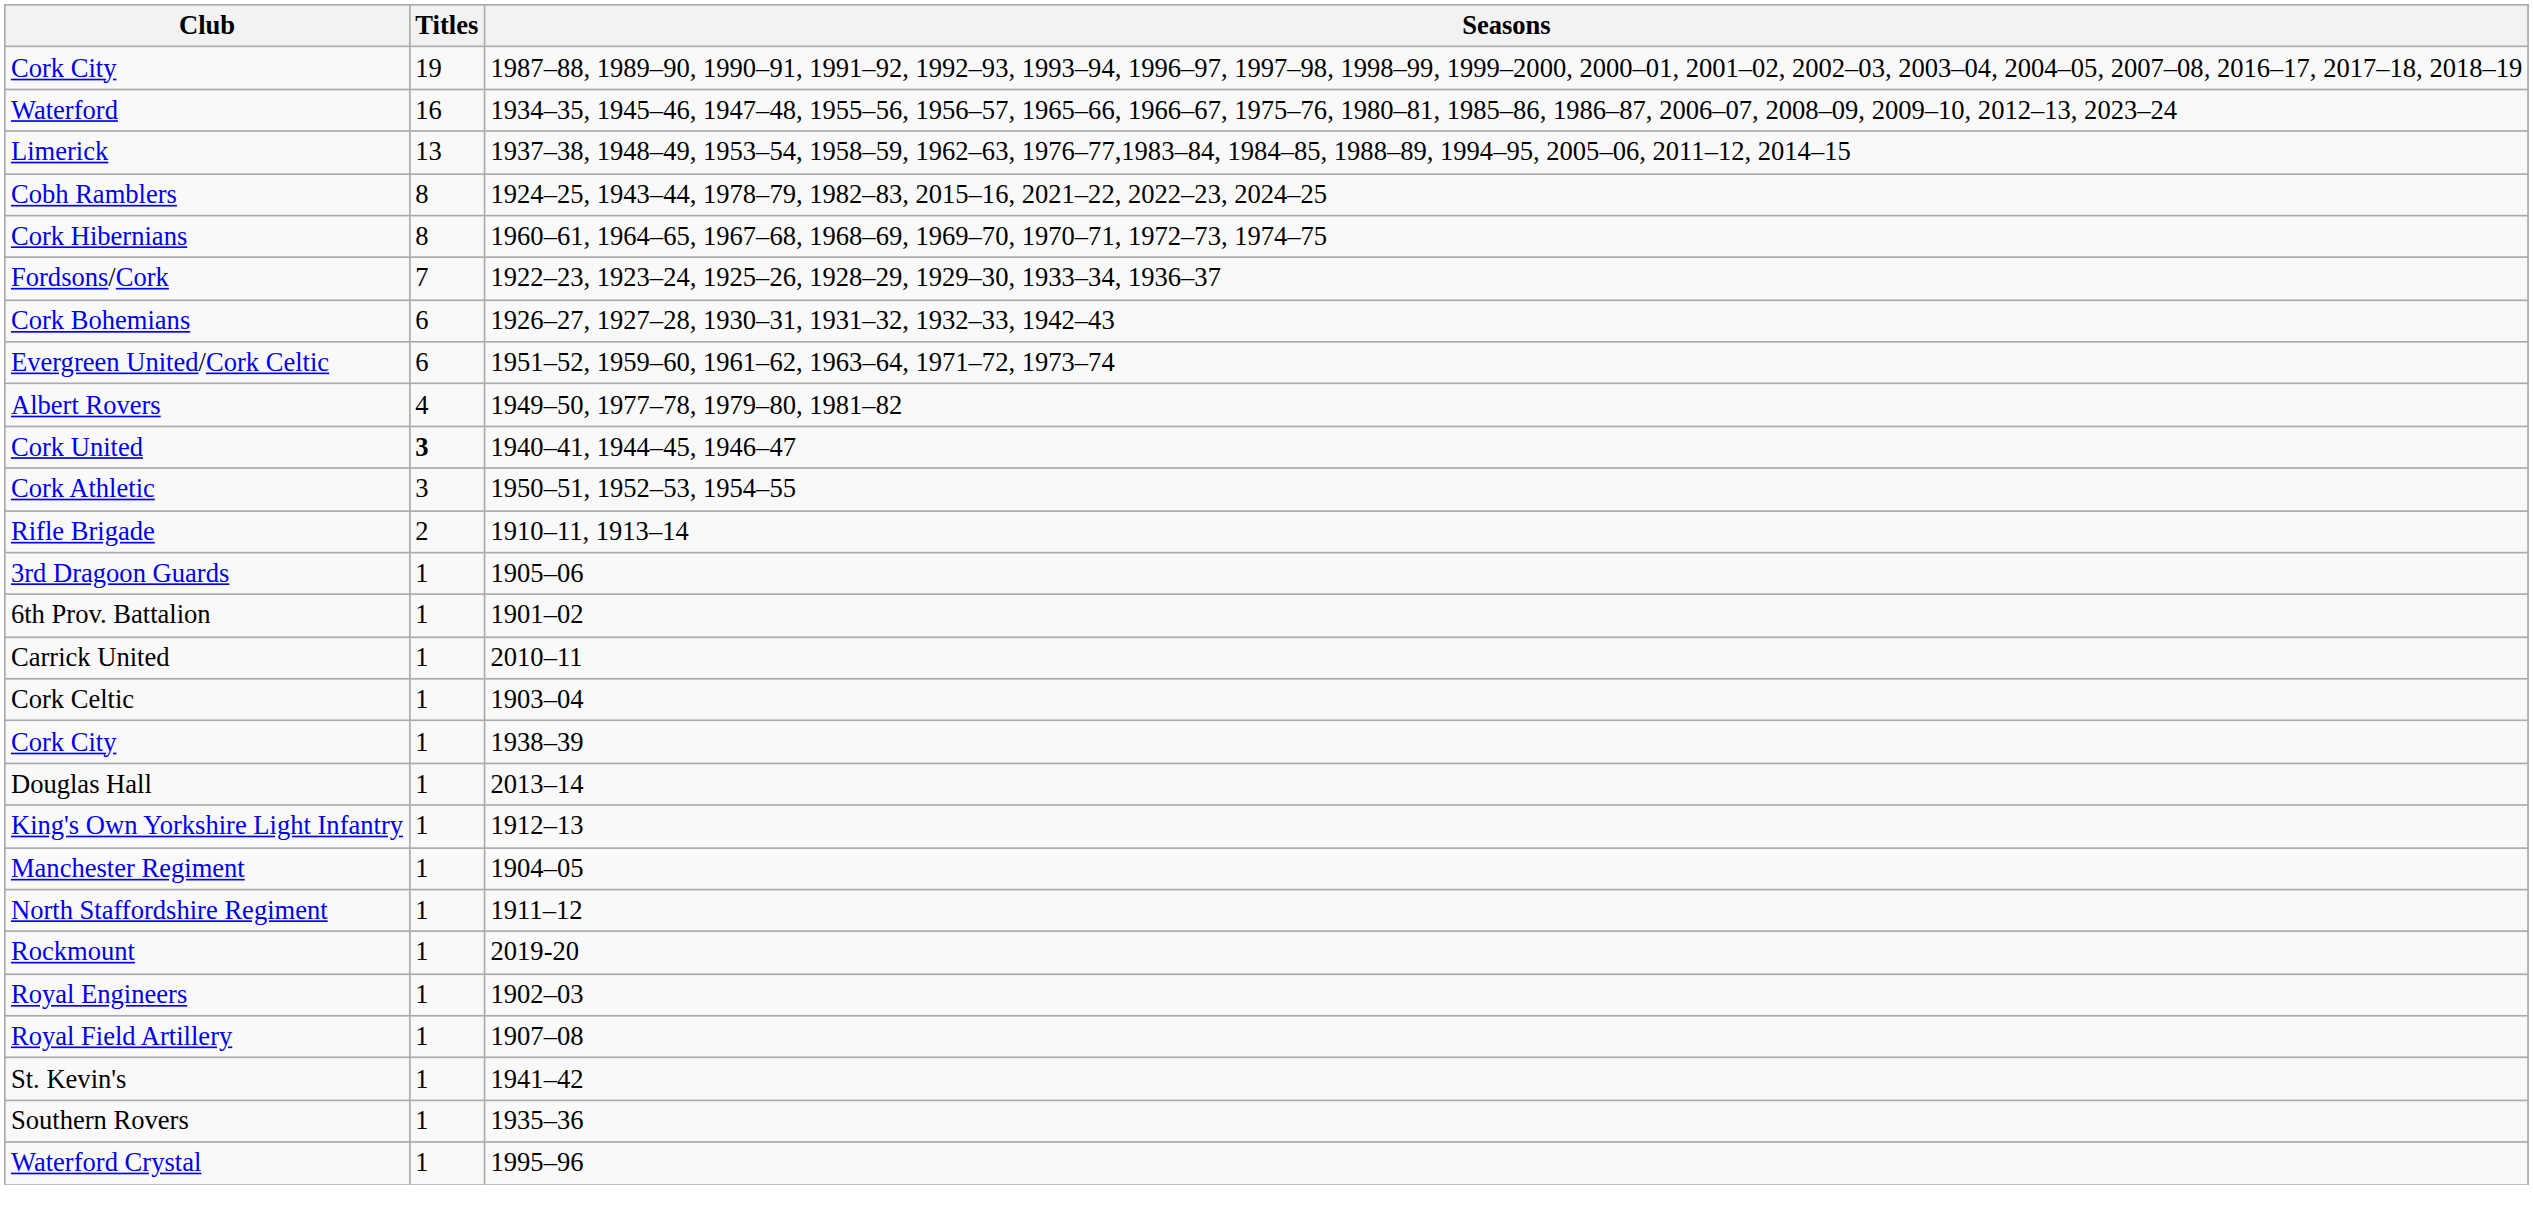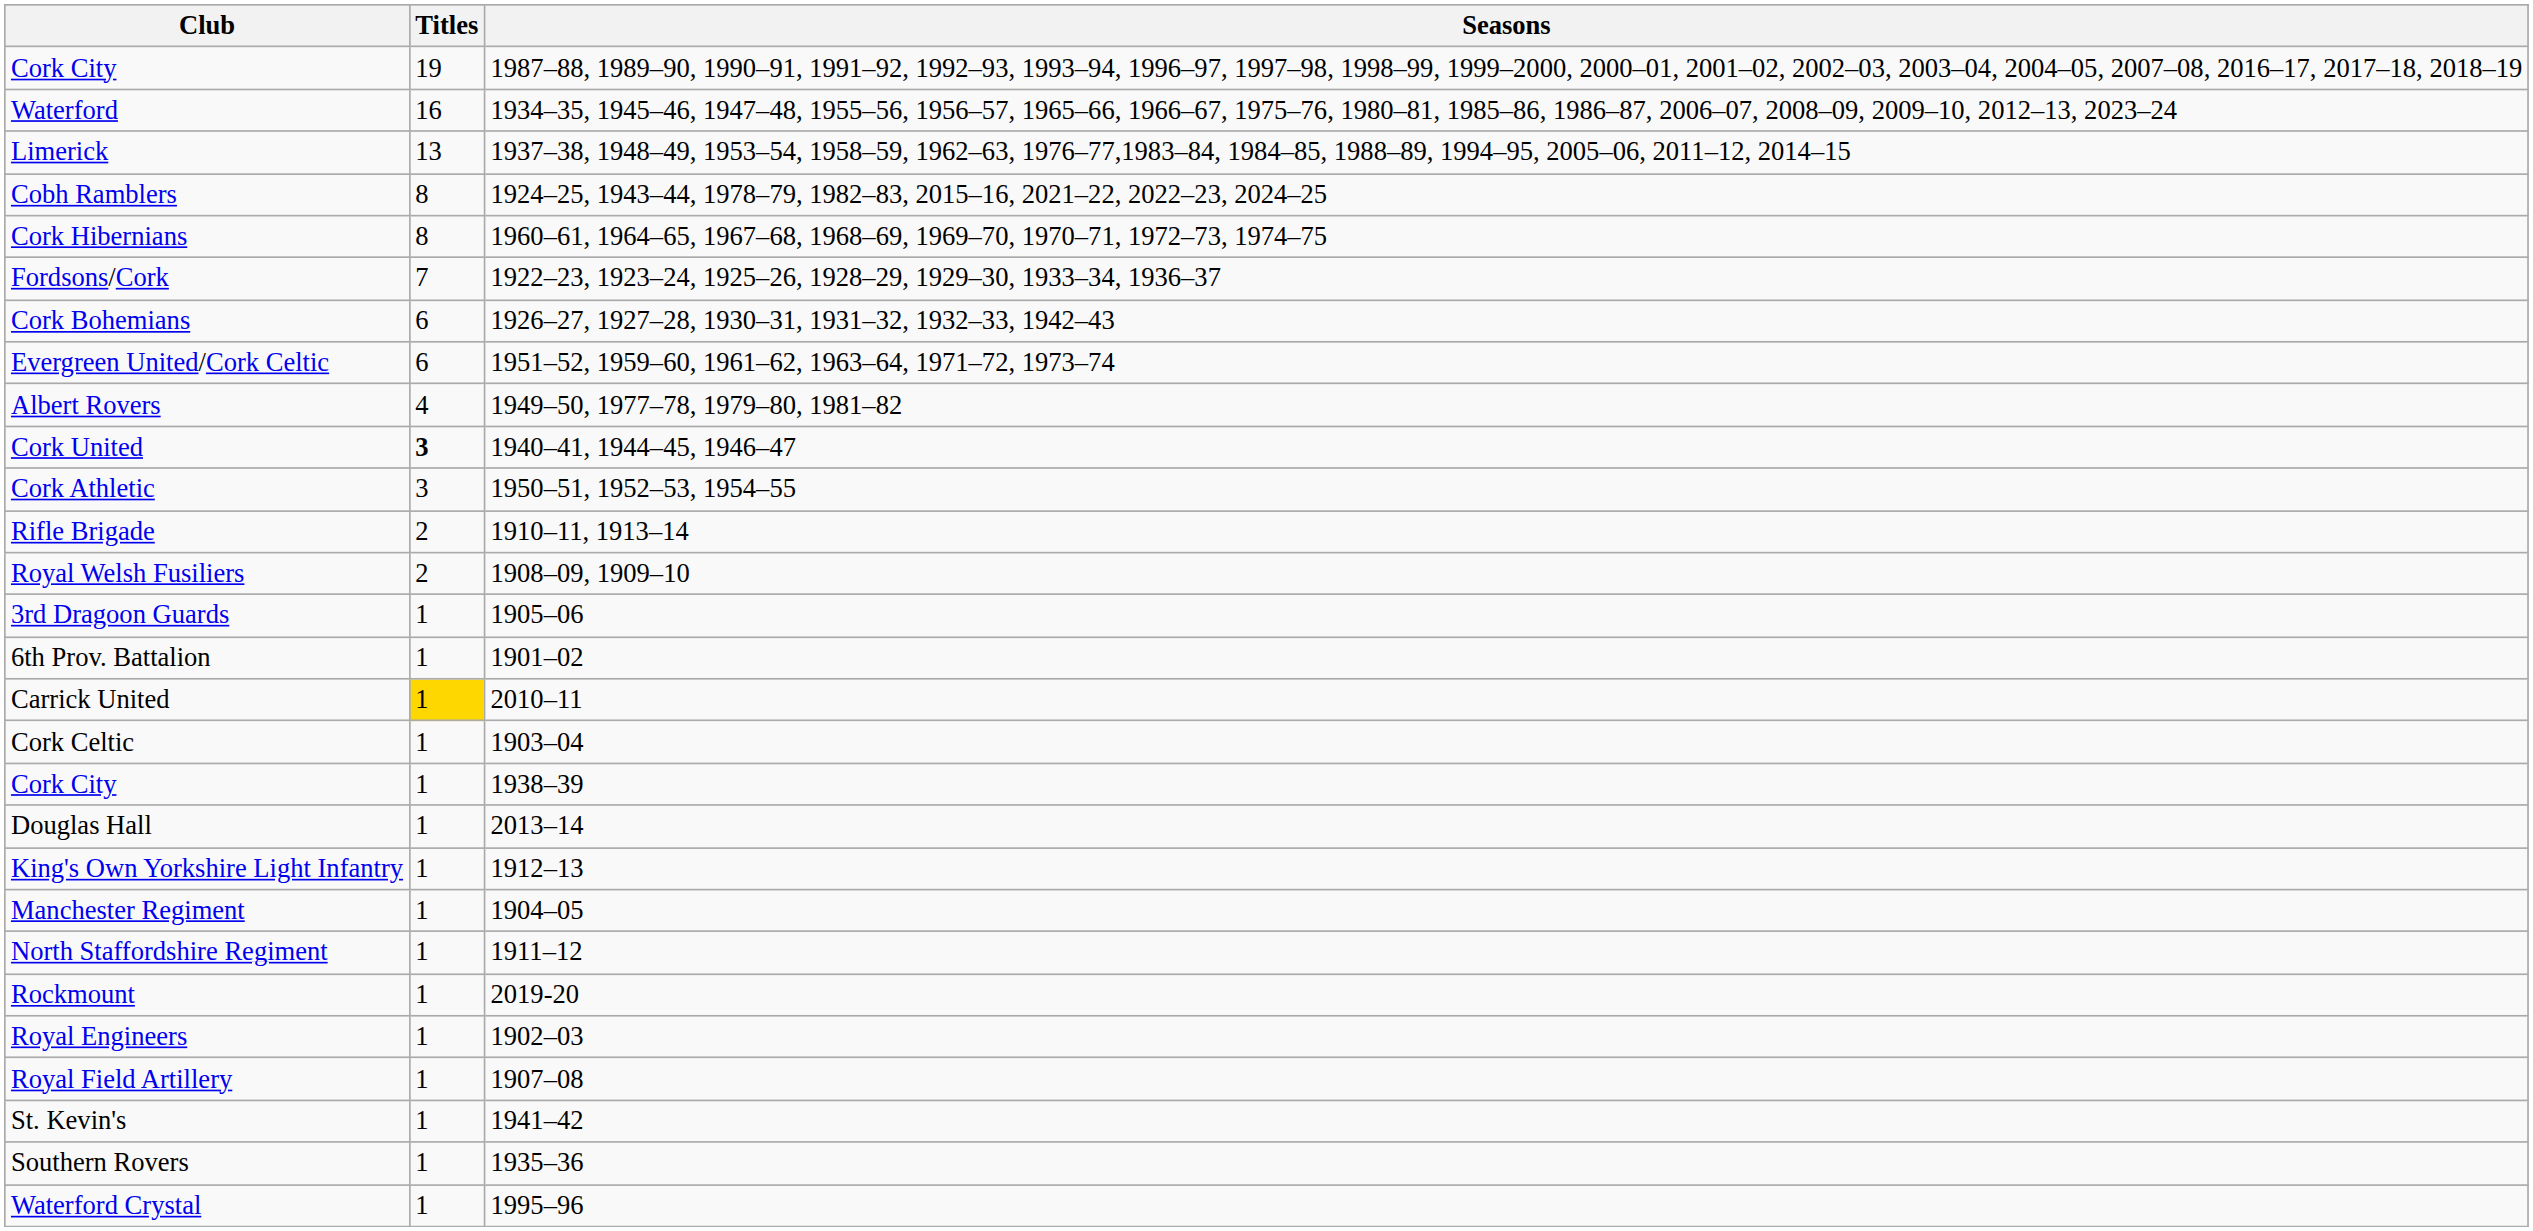+ row: (128, 573)
(422, 657) no background -> (422, 699) gold background
